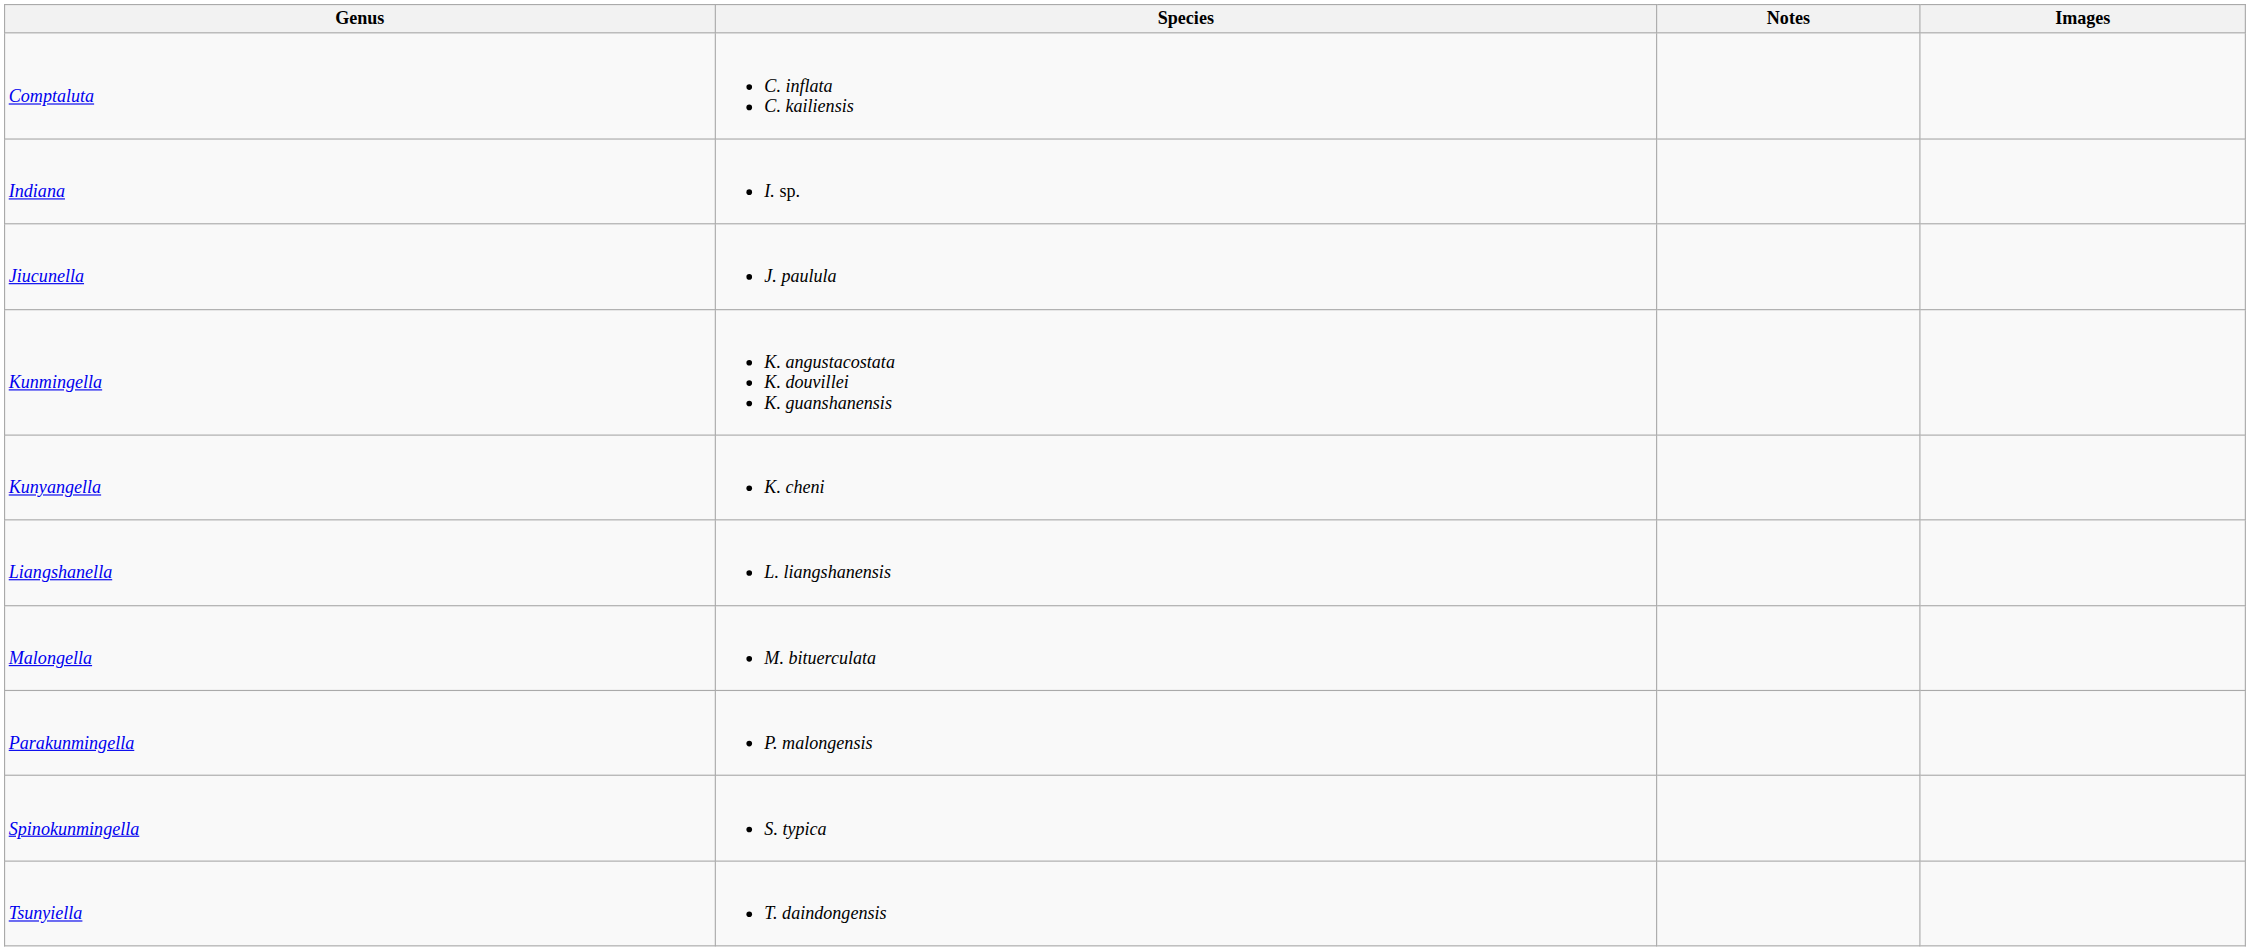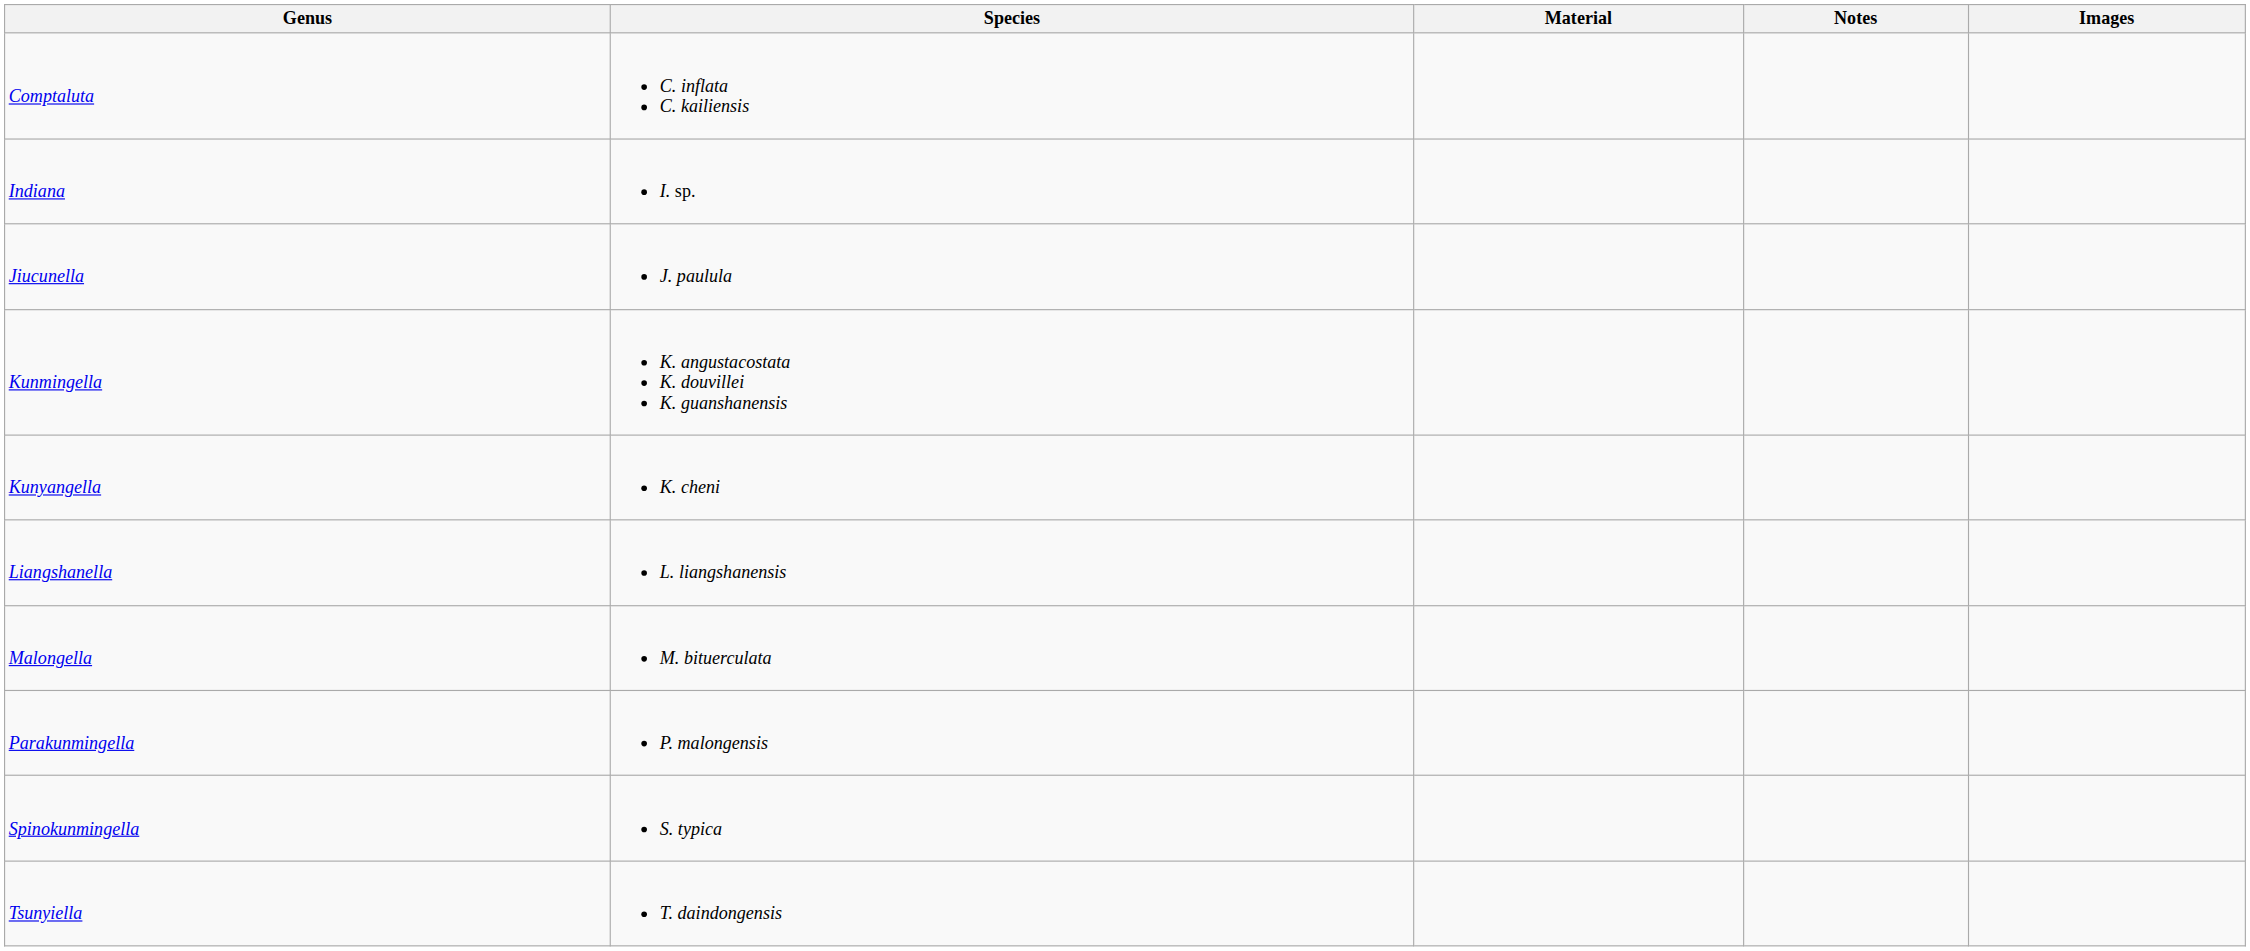+ column: (1578, 18)
